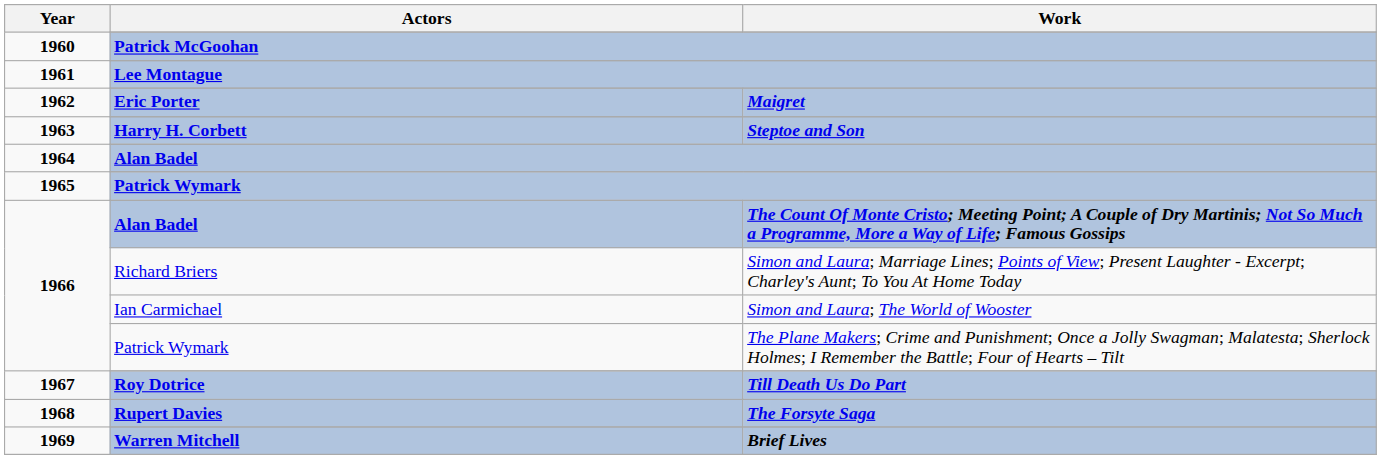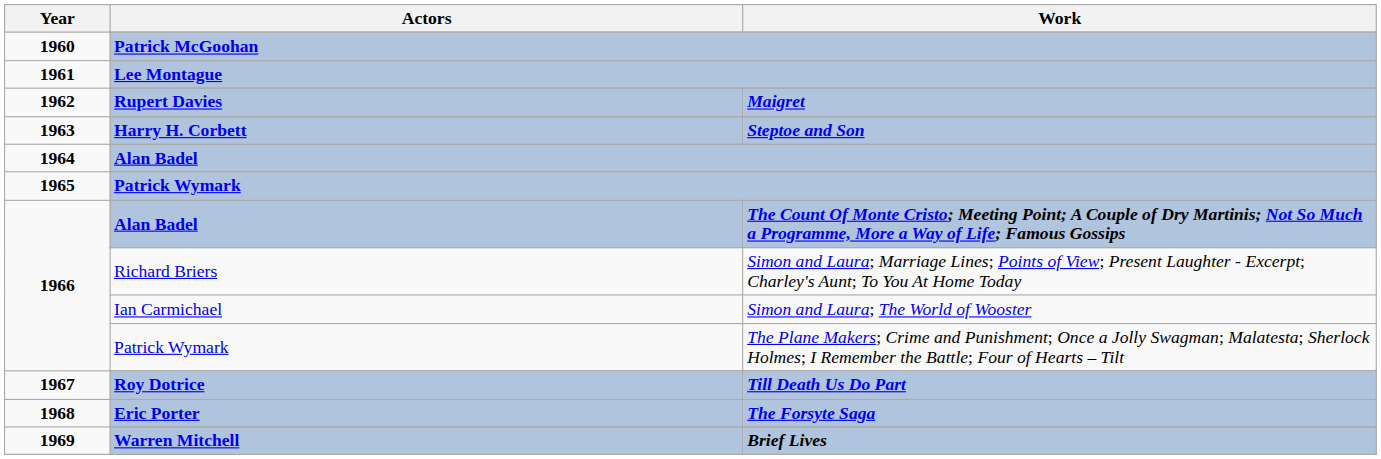(157, 102) Eric Porter -> (168, 102) Rupert Davies
(168, 412) Rupert Davies -> (157, 412) Eric Porter
